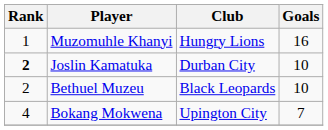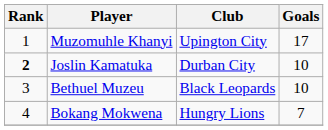(222, 40) Hungry Lions -> (223, 40) Upington City
(301, 40) 16 -> (301, 40) 17
(26, 88) 2 -> (26, 88) 3
(223, 112) Upington City -> (222, 112) Hungry Lions
